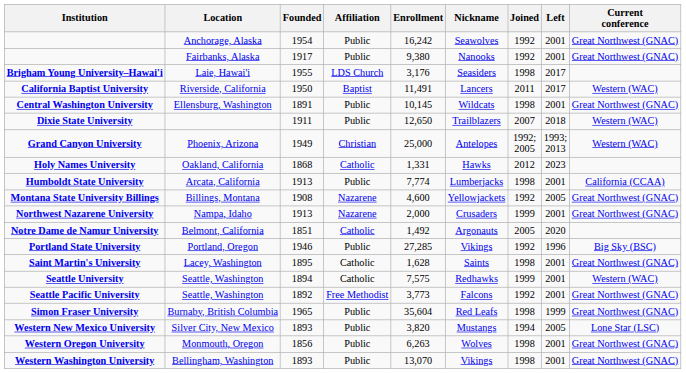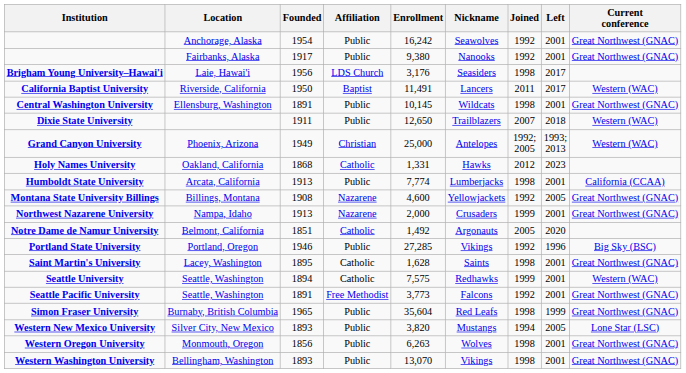(302, 72) 1955 -> (302, 72) 1956
(302, 295) 1892 -> (302, 295) 1891
